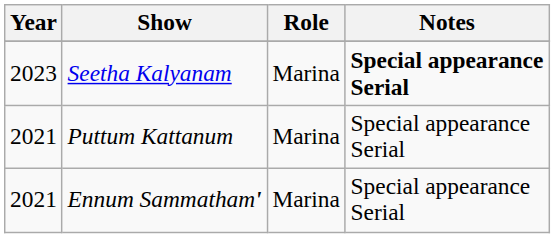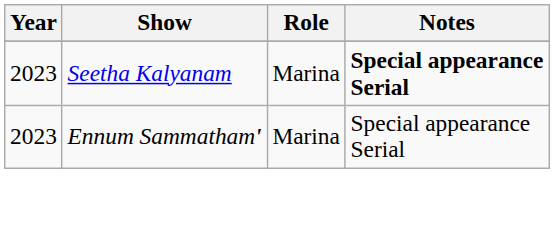- row: (150, 136)
(33, 199) 2021 -> (33, 136) 2023
